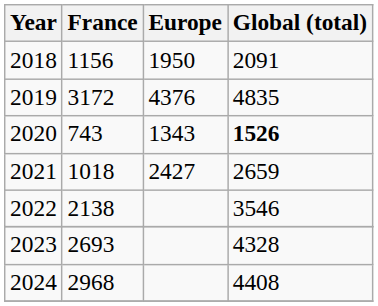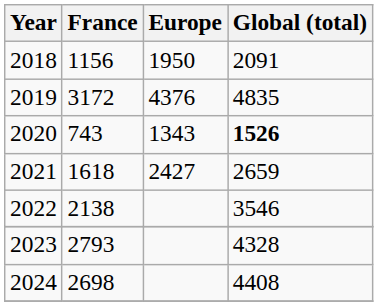(91, 171) 1018 -> (91, 171) 1618
(91, 245) 2693 -> (91, 245) 2793
(91, 282) 2968 -> (91, 282) 2698
